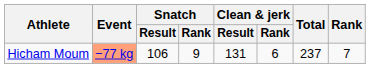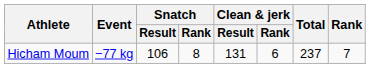(114, 54) lightsalmon background -> (114, 54) no background
(196, 54) 9 -> (196, 54) 8
